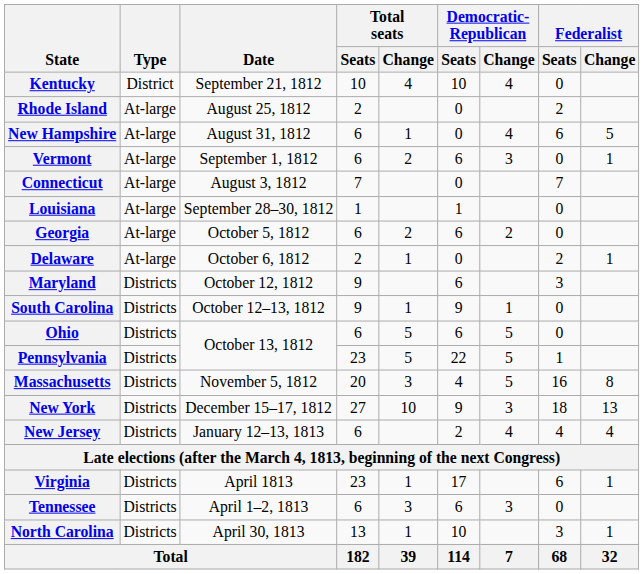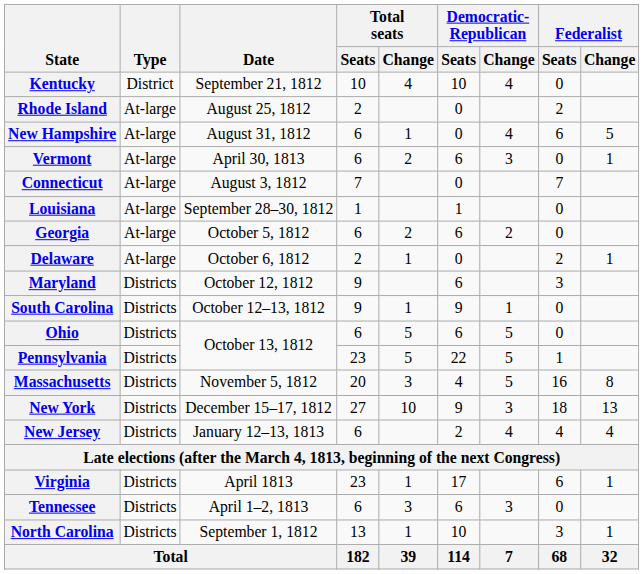(259, 158) September 1, 1812 -> (259, 158) April 30, 1813
(259, 531) April 30, 1813 -> (259, 531) September 1, 1812
